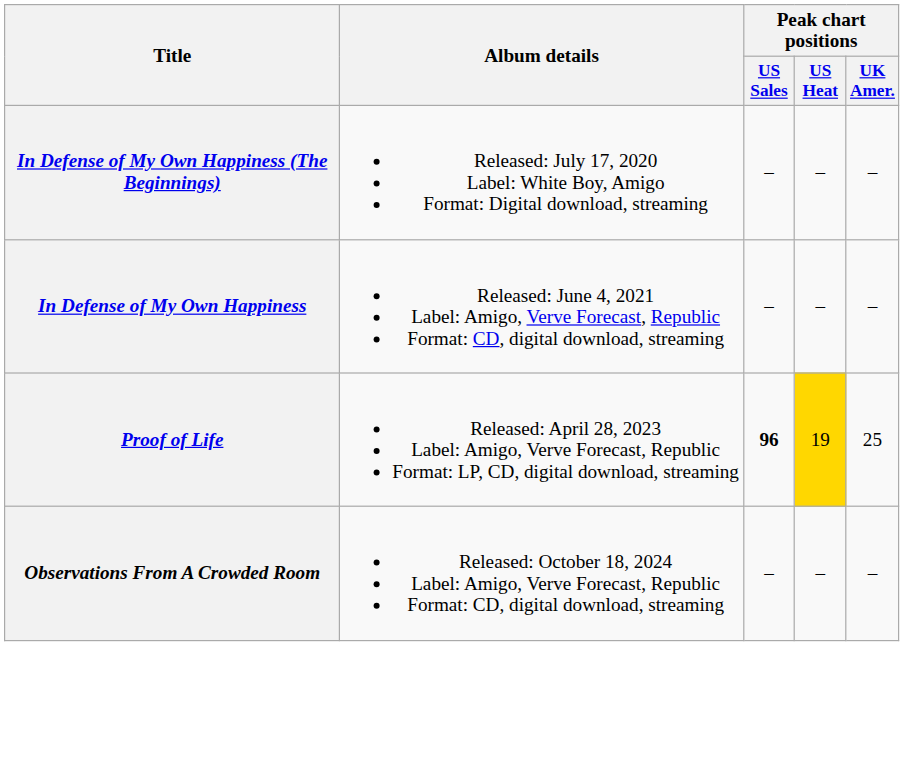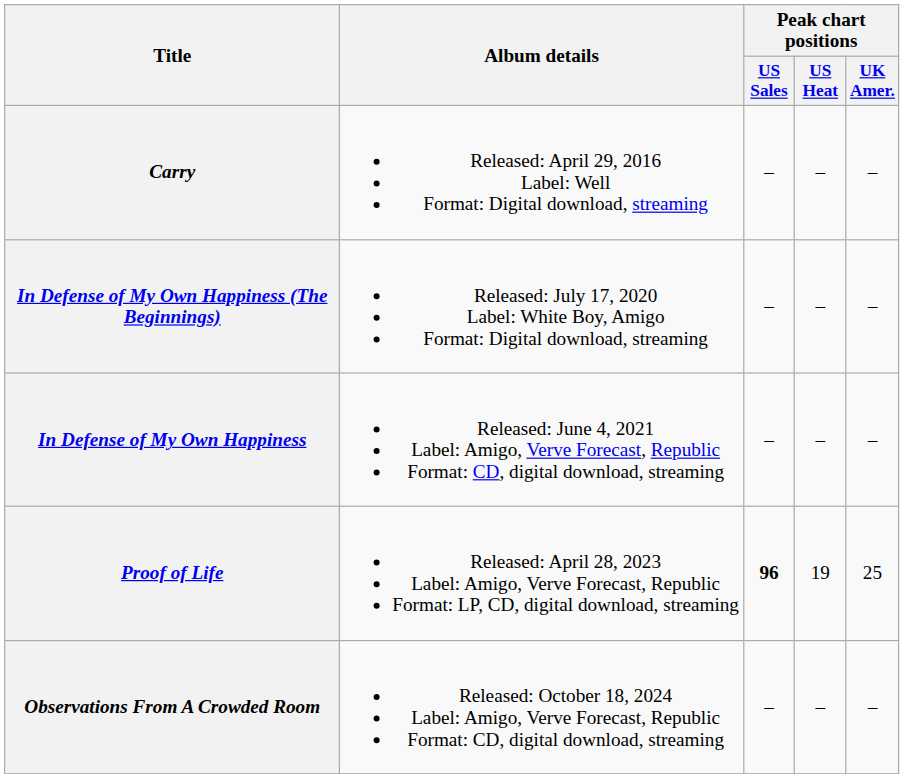+ row: (172, 172)
(820, 439) gold background -> (820, 573) no background
